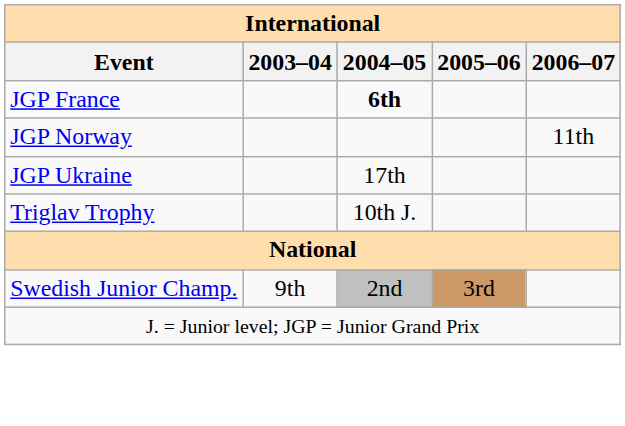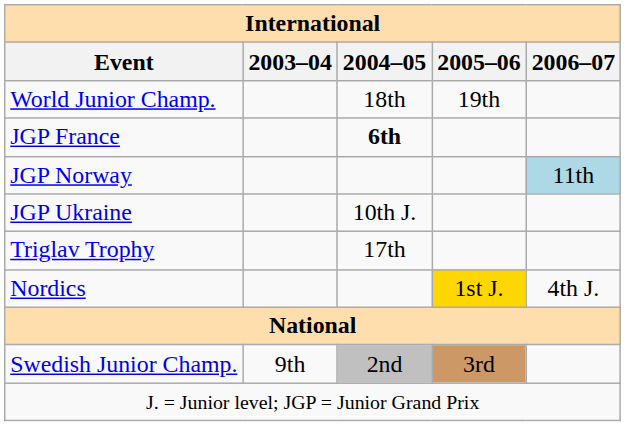+ row: (113, 99)
(573, 136) no background -> (573, 174) lightblue background
(385, 174) 17th -> (385, 212) 10th J.
(385, 212) 10th J. -> (385, 250) 17th
+ row: (48, 288)
